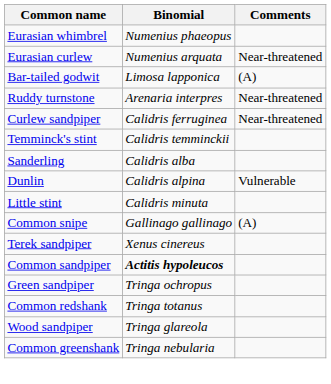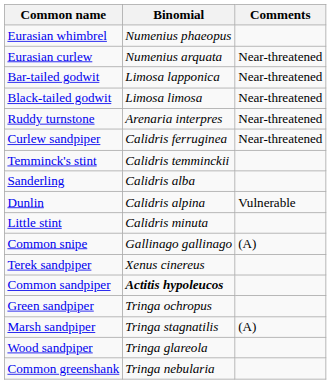(247, 77) (A) -> (280, 77) Near-threatened
+ row: (59, 98)
- row: (57, 306)
+ row: (51, 327)
